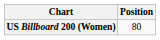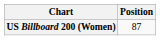(137, 27) 80 -> (137, 27) 87
